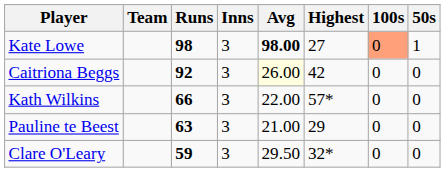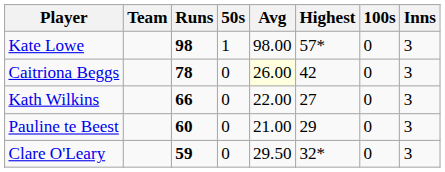columns swapped: (237, 18) <-> (424, 18)
(281, 45) bold -> (272, 45) normal
(317, 45) 27 -> (312, 45) 57*
(376, 45) lightsalmon background -> (368, 45) no background
(184, 72) 92 -> (184, 72) 78
(321, 99) 57* -> (308, 99) 27
(184, 126) 63 -> (184, 126) 60
